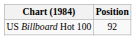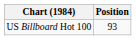(112, 27) 92 -> (112, 27) 93
